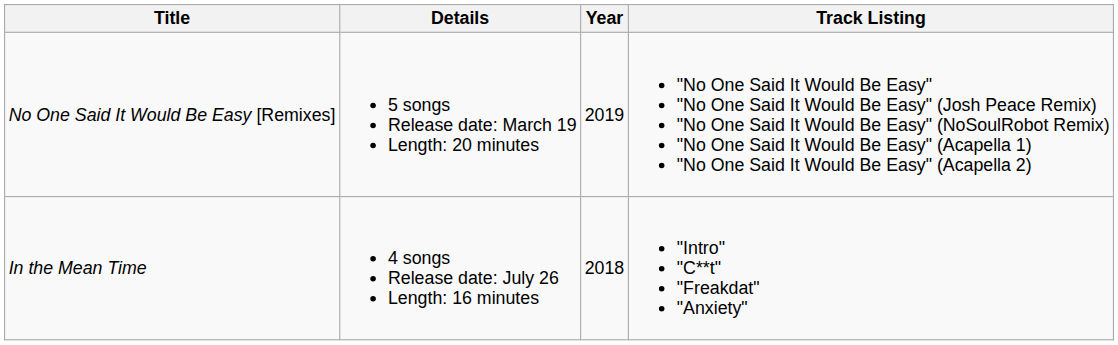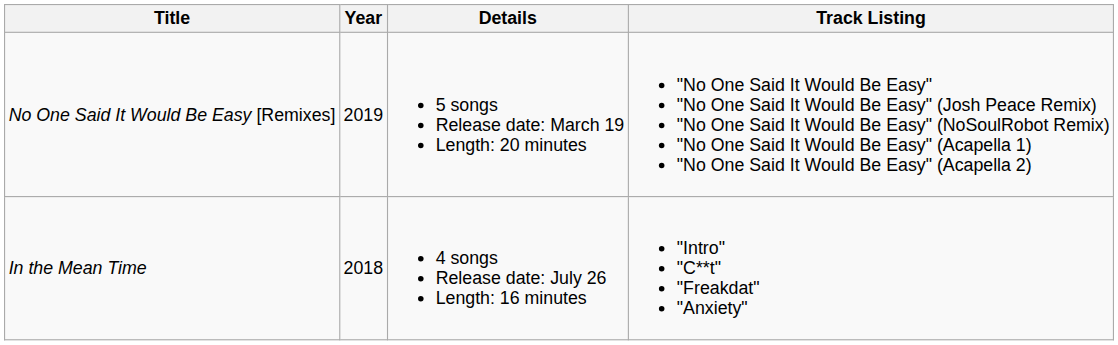columns swapped: (604, 18) <-> (460, 18)
